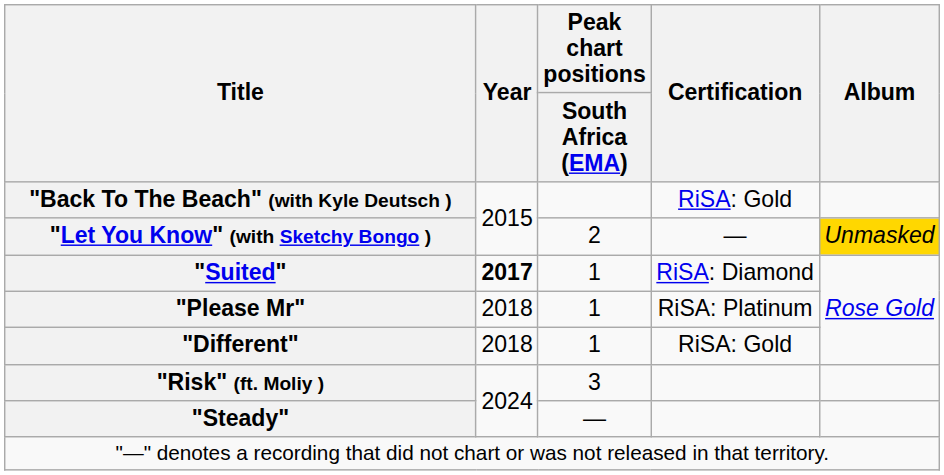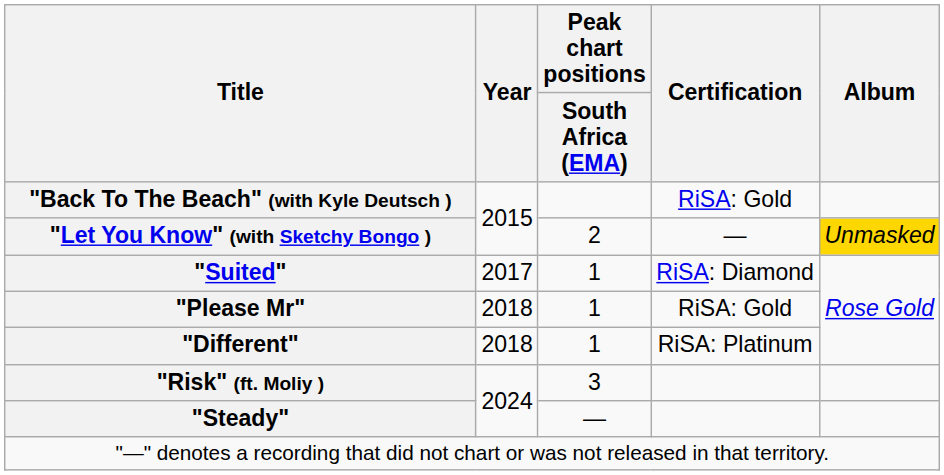(507, 272) bold -> (507, 272) normal
(735, 309) RiSA: Platinum -> (735, 309) RiSA: Gold
(735, 345) RiSA: Gold -> (735, 345) RiSA: Platinum
